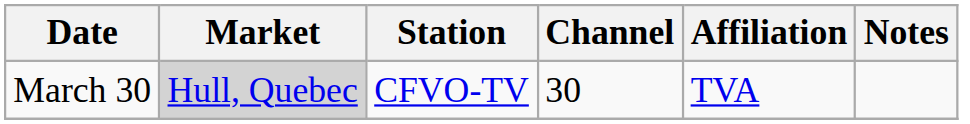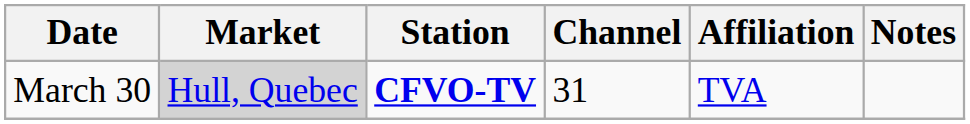(452, 89) normal -> (455, 89) bold
(563, 89) 30 -> (570, 89) 31
